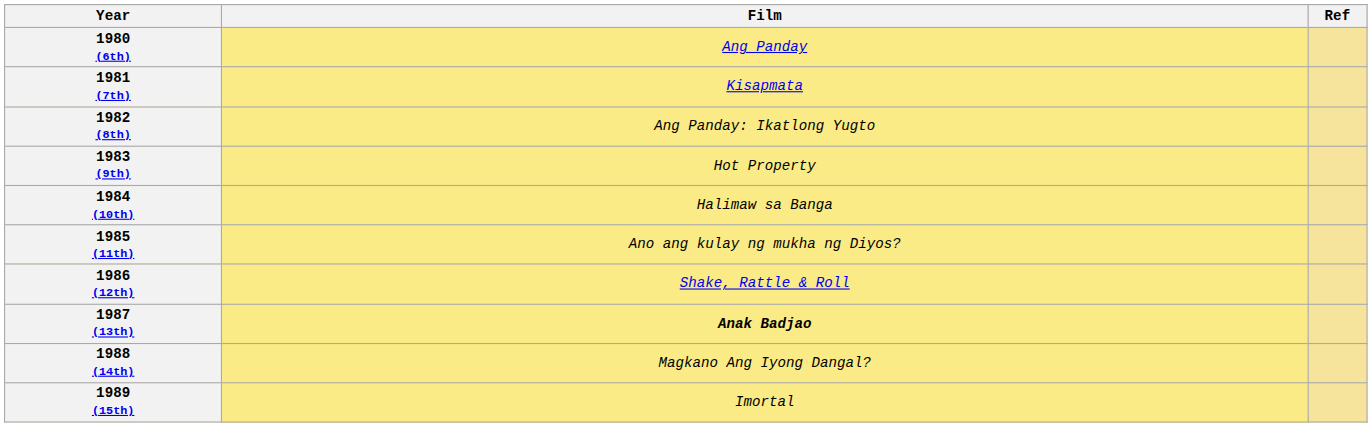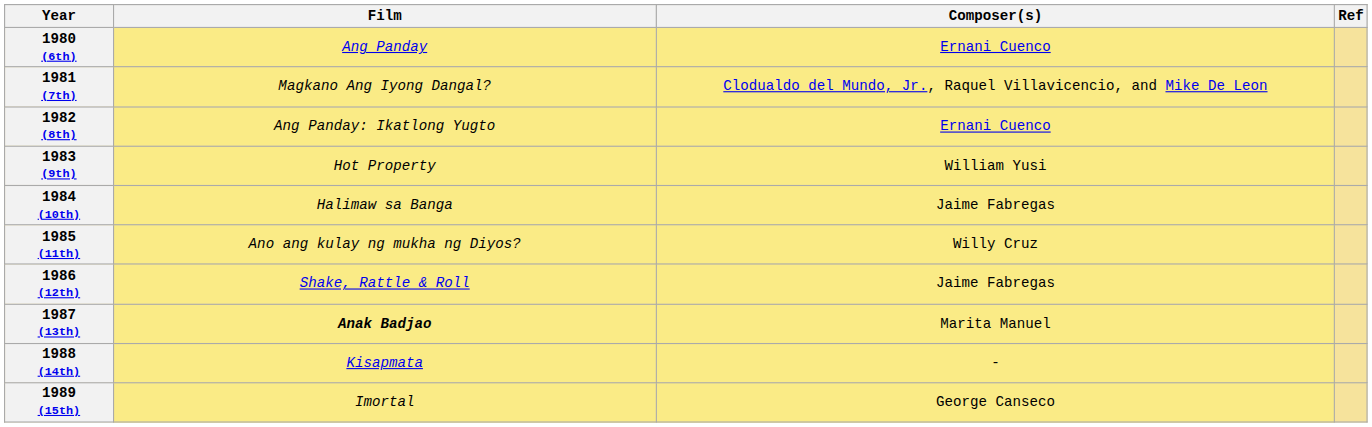+ column: (995, 16)
(765, 87) Kisapmata -> (385, 87) Magkano Ang Iyong Dangal?
(765, 363) Magkano Ang Iyong Dangal? -> (385, 363) Kisapmata
